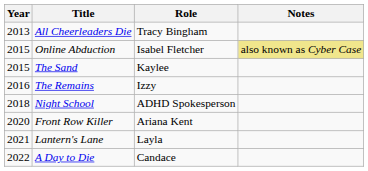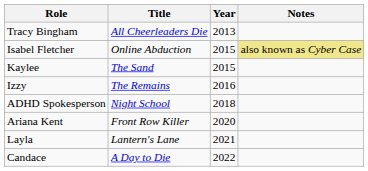columns swapped: (18, 13) <-> (186, 13)
